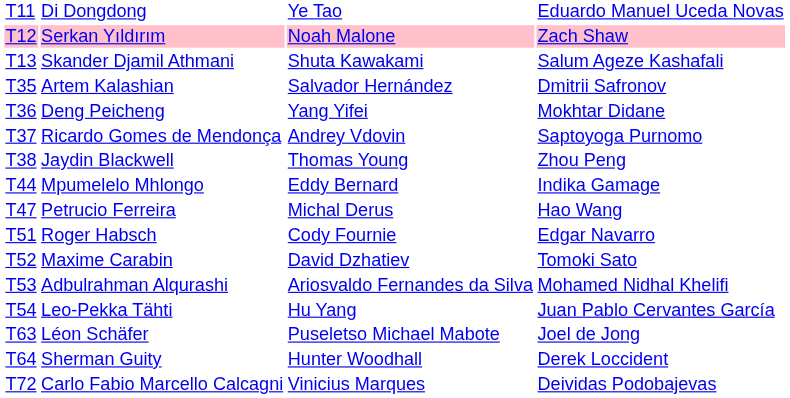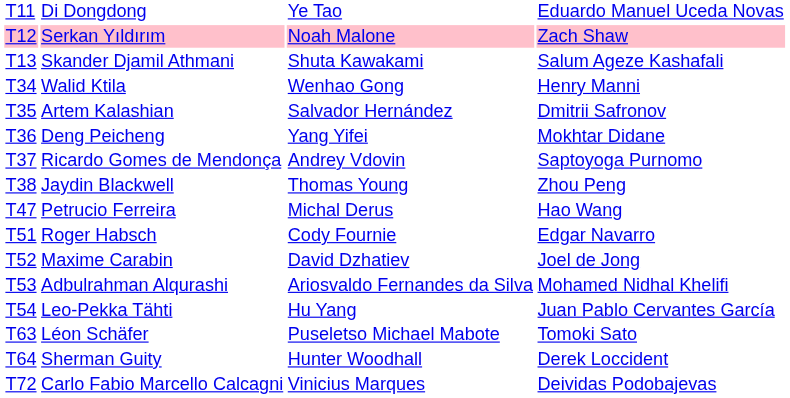+ row: (83, 86)
- row: (122, 185)
(587, 260) Tomoki Sato -> (589, 260) Joel de Jong
(589, 334) Joel de Jong -> (587, 334) Tomoki Sato
